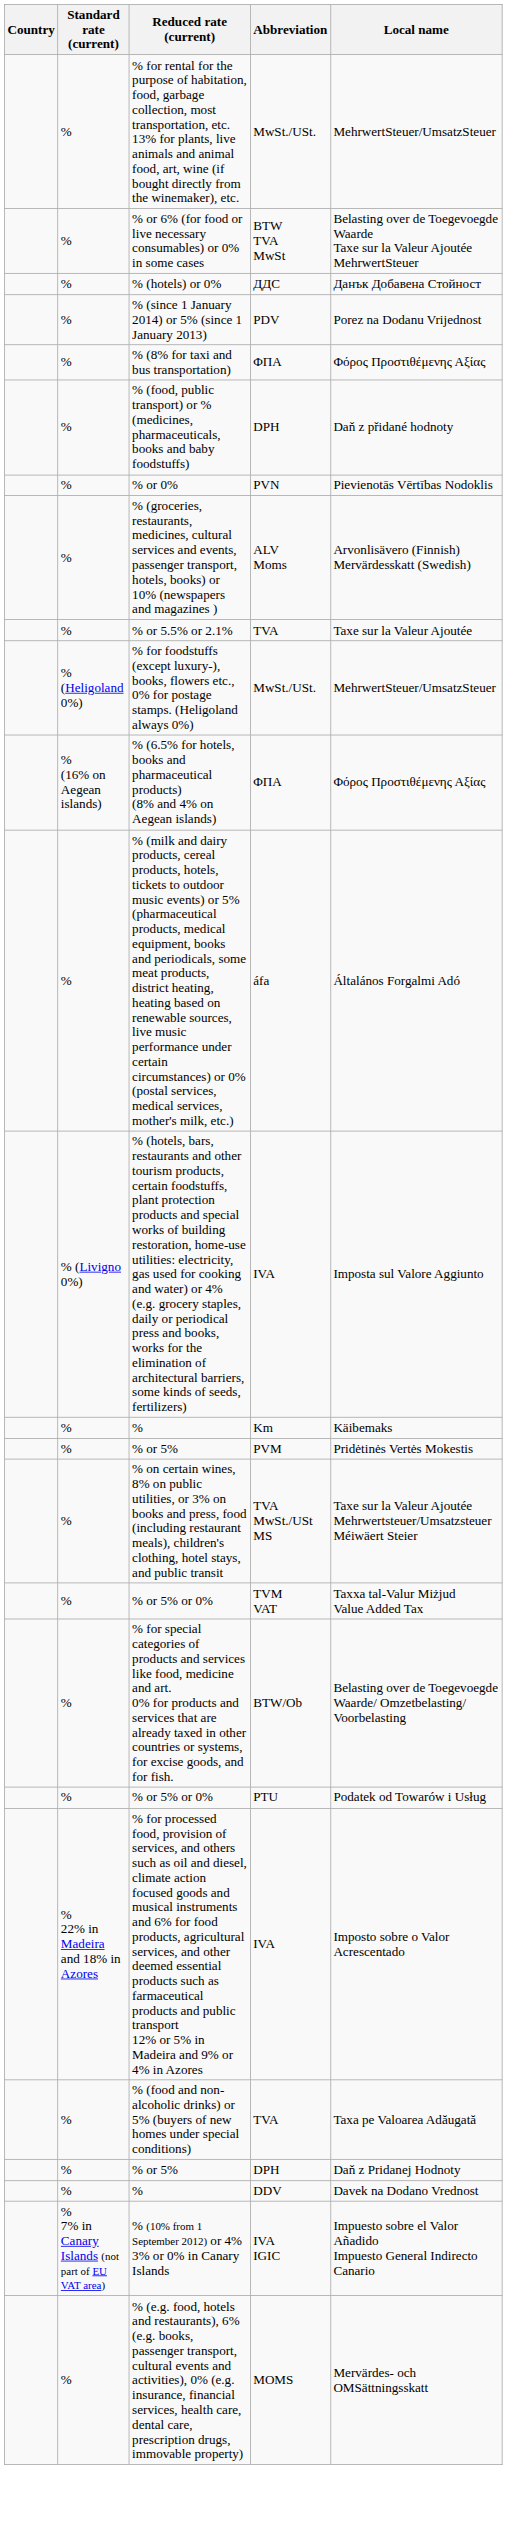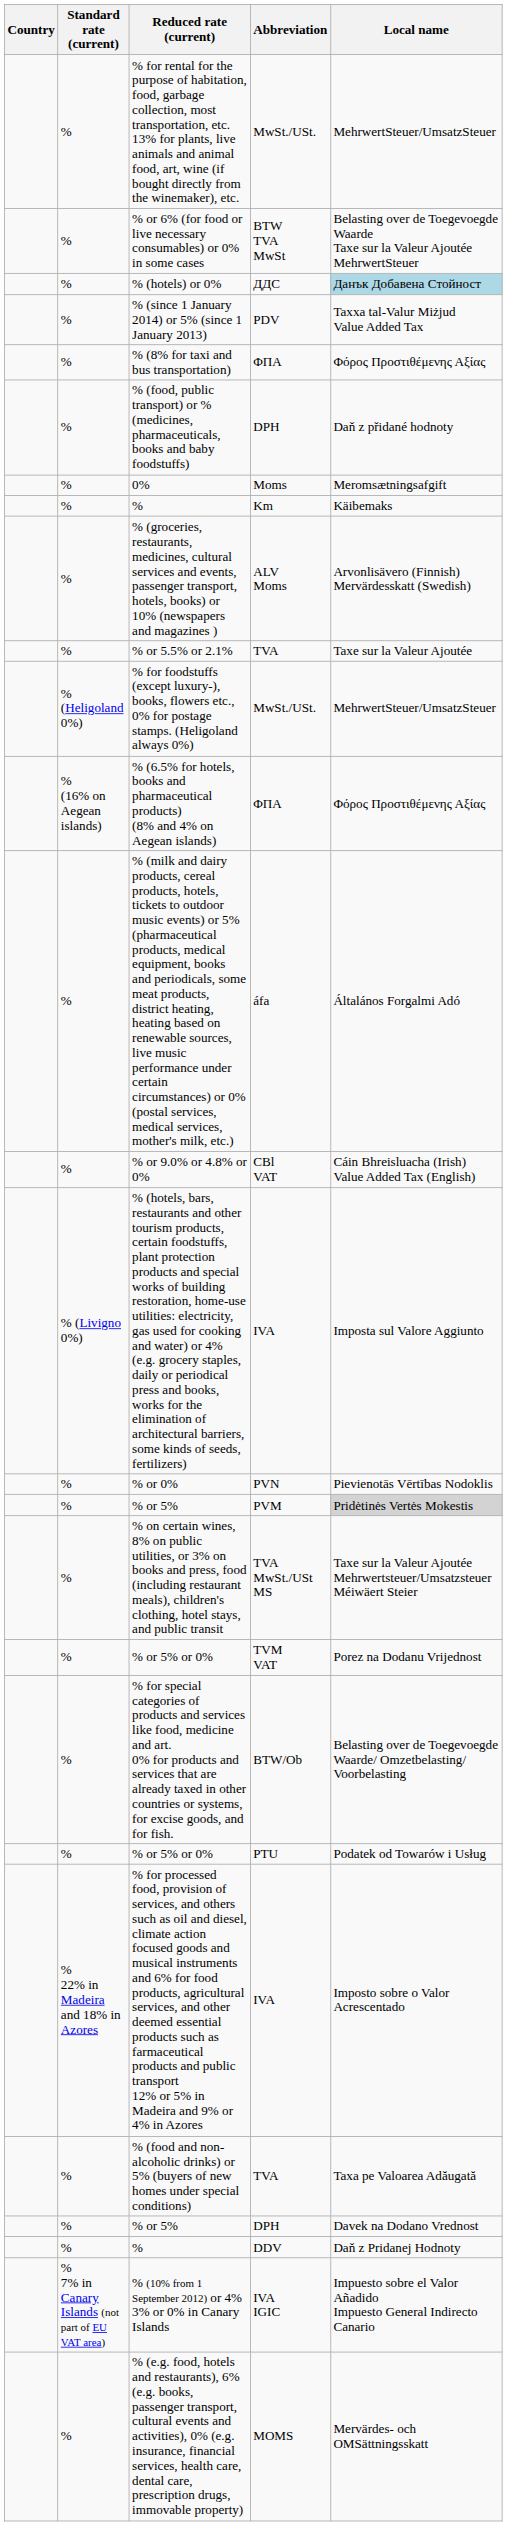(407, 283) no background -> (407, 283) lightblue background
(407, 319) Porez na Dodanu Vrijednost -> (395, 319) Taxxa tal-Valur Miżjud Value Added Tax
+ row: (141, 485)
rows swapped: (138, 1427) <-> (155, 485)
+ row: (189, 1169)
(403, 1448) no background -> (403, 1505) lightgrey background
(395, 1601) Taxxa tal-Valur Miżjud Value Added Tax -> (407, 1657) Porez na Dodanu Vrijednost
(397, 2170) Daň z Pridanej Hodnoty -> (406, 2226) Davek na Dodano Vrednost
(406, 2190) Davek na Dodano Vrednost -> (397, 2247) Daň z Pridanej Hodnoty
